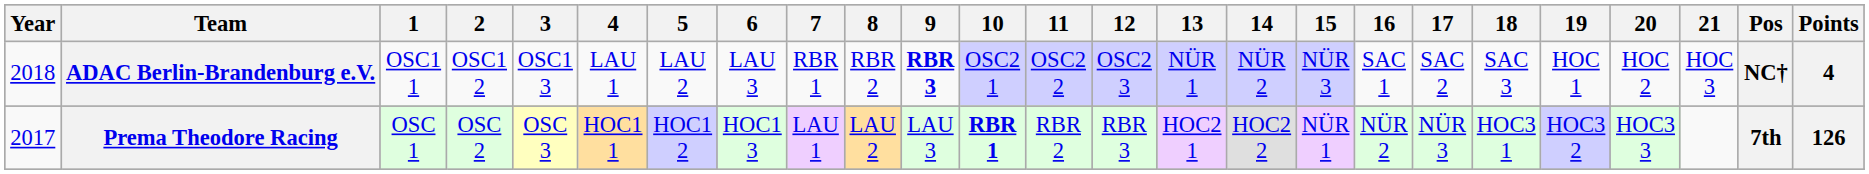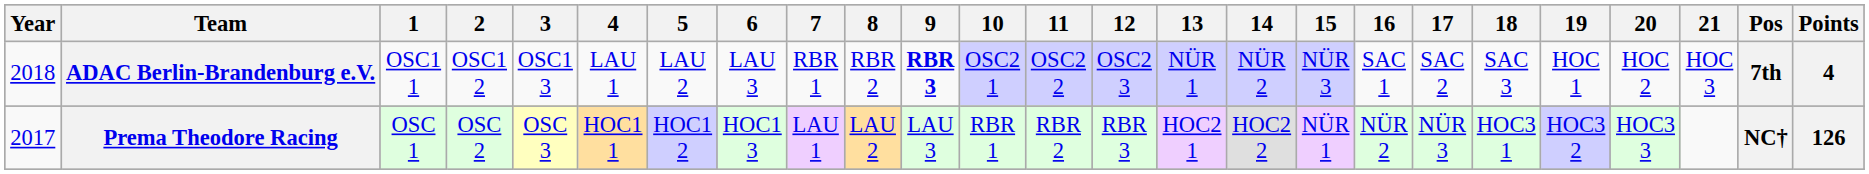(1766, 73) NC† -> (1766, 73) 7th
(993, 137) bold -> (993, 137) normal
(1766, 137) 7th -> (1766, 137) NC†
